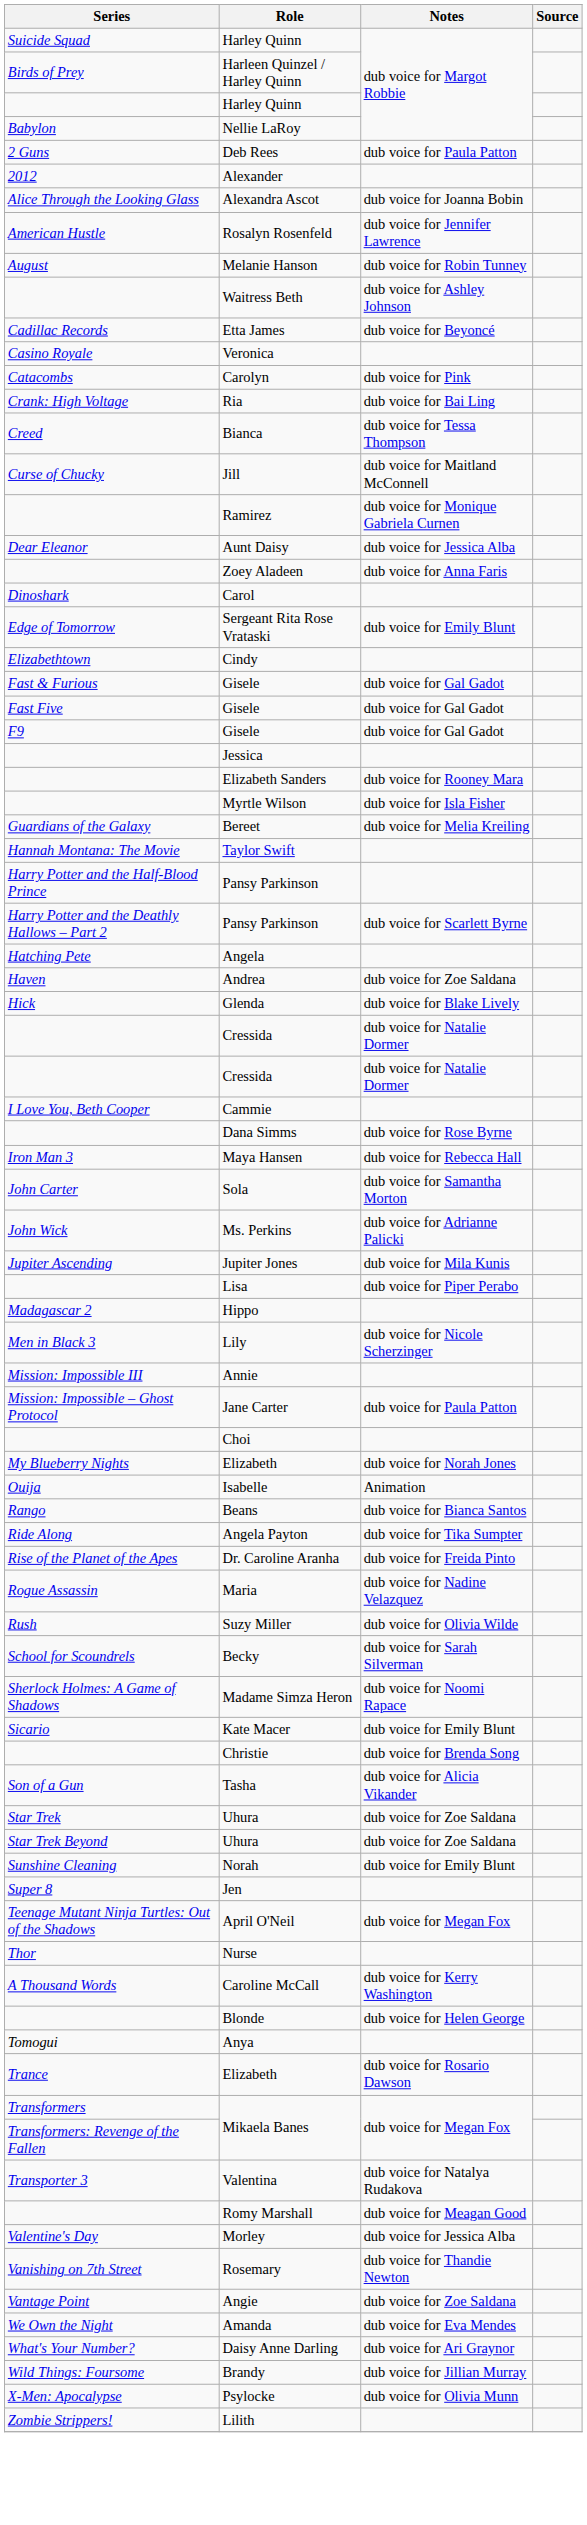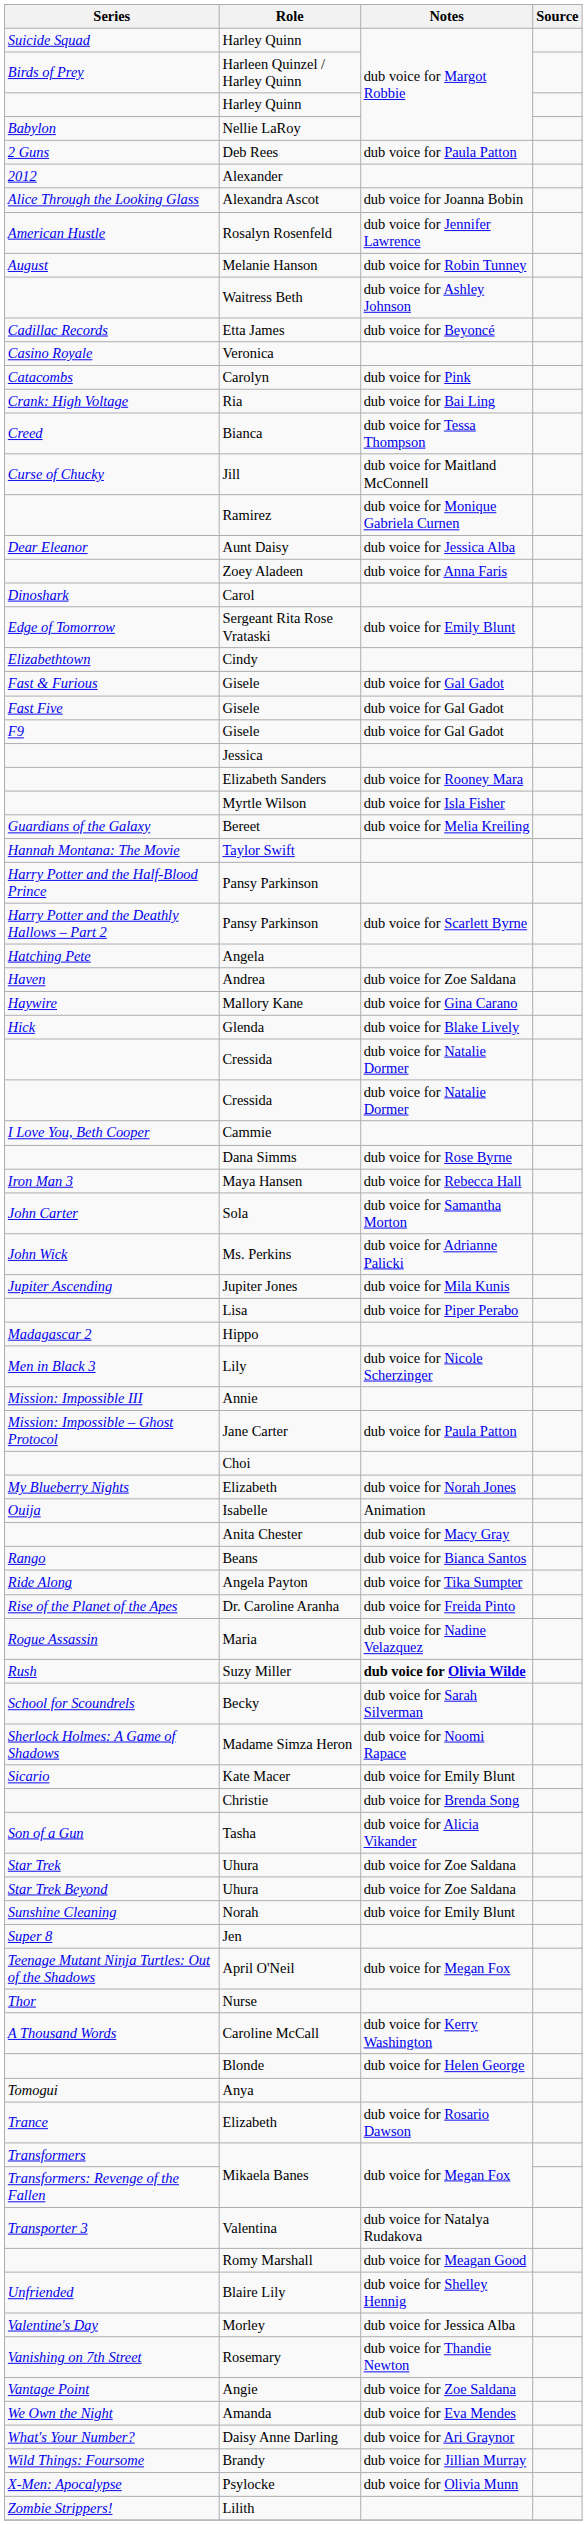+ row: (32, 1003)
+ row: (112, 1535)
(441, 1623) normal -> (445, 1671) bold
+ row: (41, 2292)
